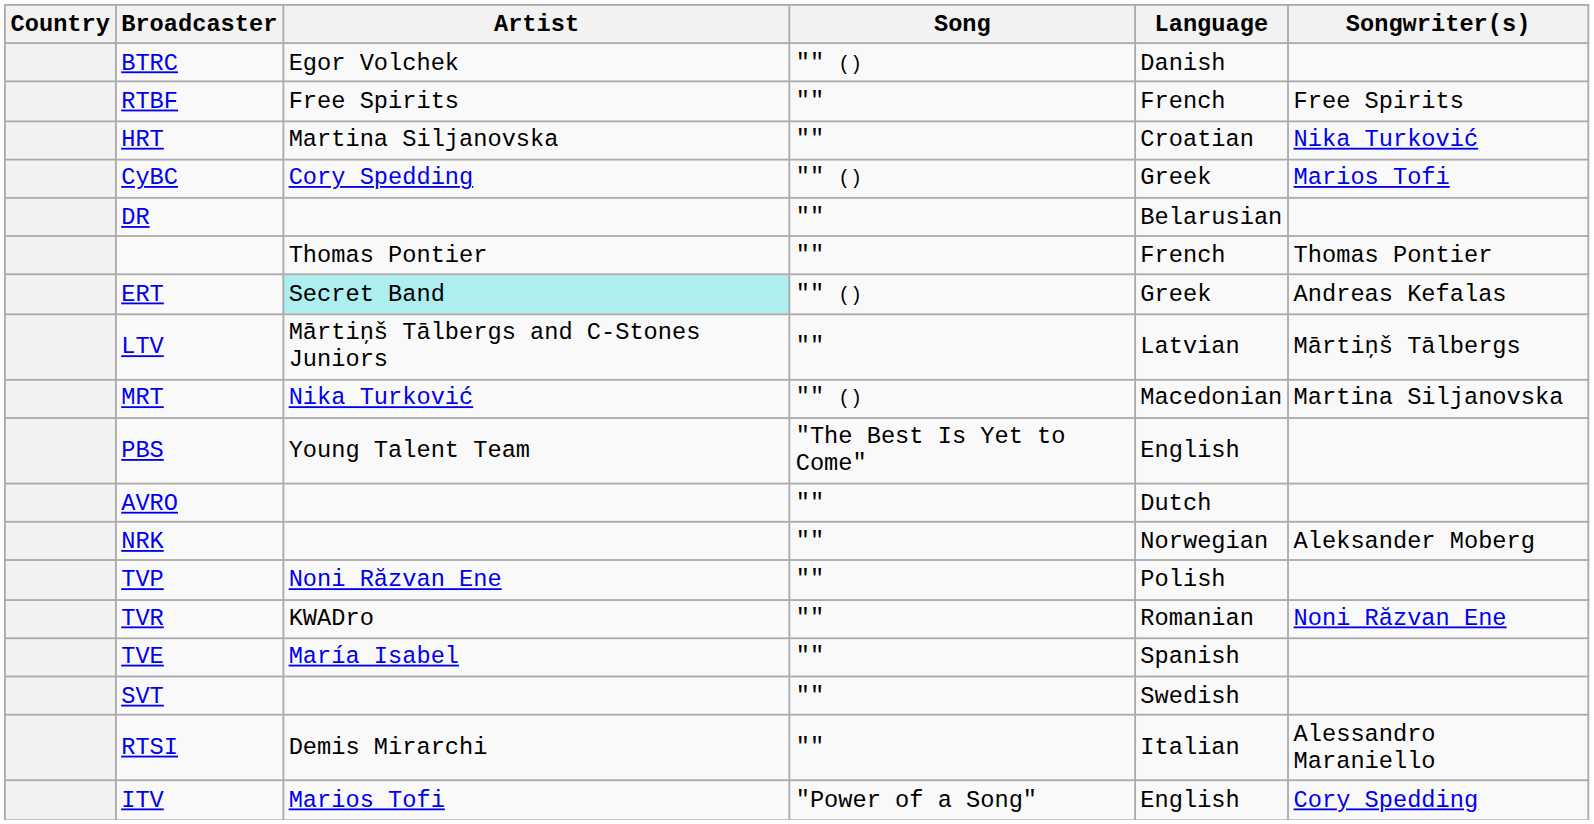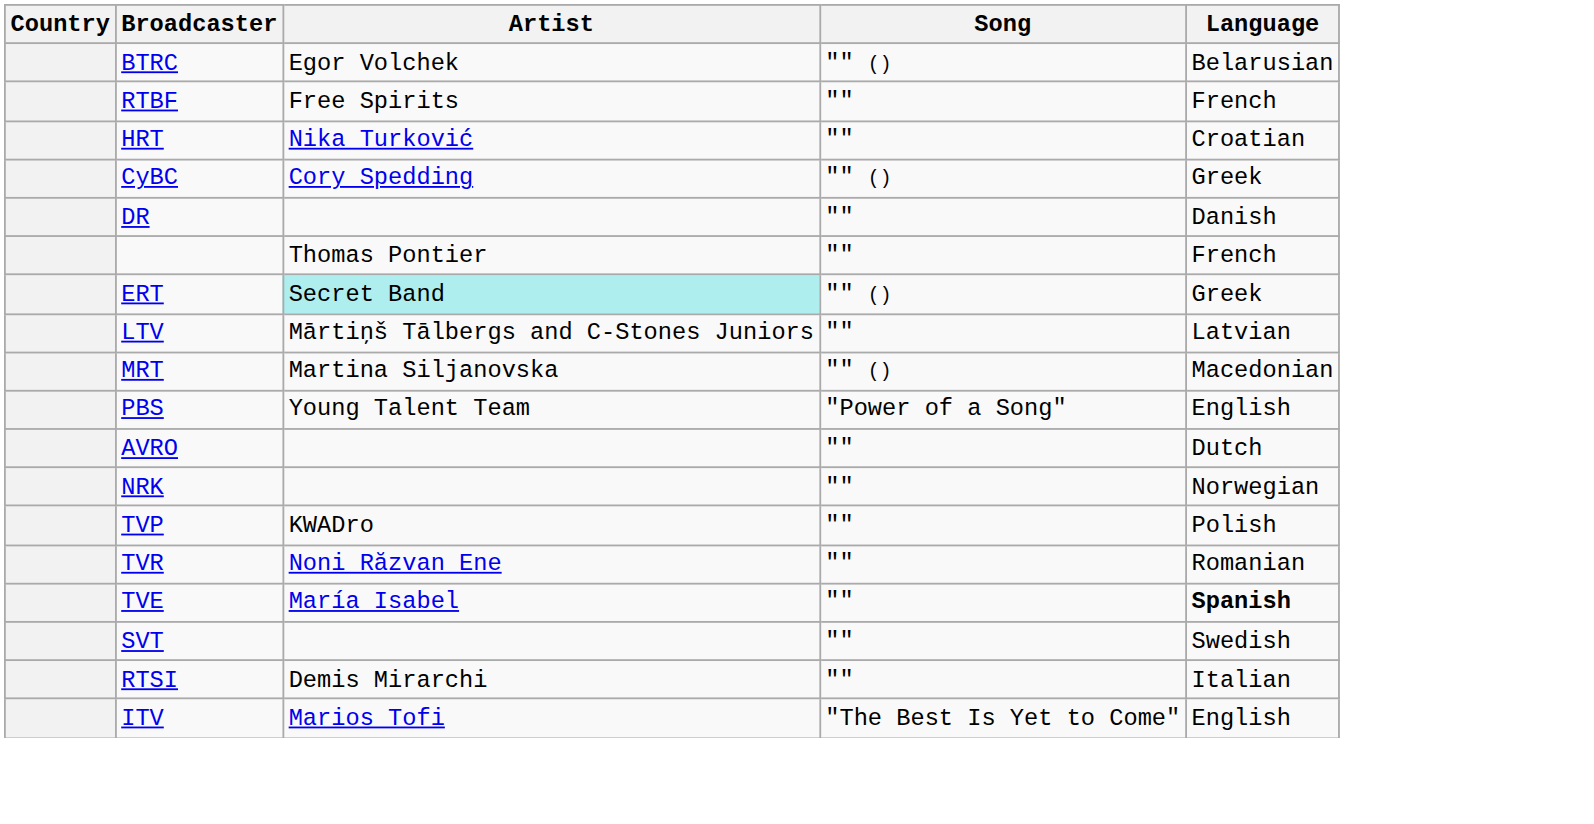- column: (1438, 24)
(1183, 63) Danish -> (1263, 63) Belarusian
(424, 140) Martina Siljanovska -> (381, 140) Nika Turković
(1211, 217) Belarusian -> (1234, 217) Danish
(381, 399) Nika Turković -> (424, 371) Martina Siljanovska
(931, 451) "The Best Is Yet to Come" -> (946, 410) "Power of a Song"
(395, 580) Noni Răzvan Ene -> (331, 525) KWADro
(331, 619) KWADro -> (395, 564) Noni Răzvan Ene
(1190, 657) normal -> (1241, 603) bold
(916, 800) "Power of a Song" -> (1003, 718) "The Best Is Yet to Come"
